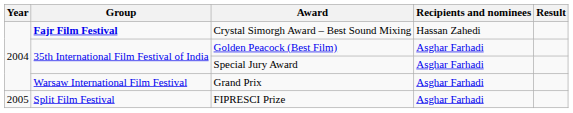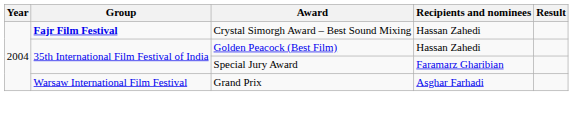(450, 47) Asghar Farhadi -> (448, 47) Hassan Zahedi
(450, 64) Asghar Farhadi -> (460, 64) Faramarz Gharibian
- row: (249, 99)
